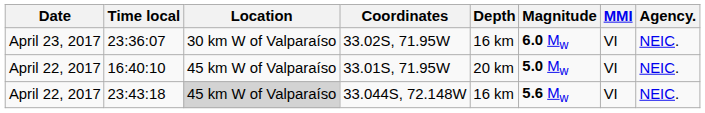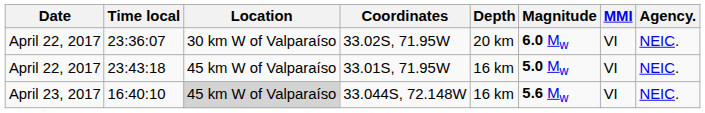(55, 41) April 23, 2017 -> (55, 41) April 22, 2017
(494, 41) 16 km -> (494, 41) 20 km
(137, 67) 16:40:10 -> (137, 67) 23:43:18
(494, 67) 20 km -> (494, 67) 16 km
(55, 94) April 22, 2017 -> (55, 94) April 23, 2017
(137, 94) 23:43:18 -> (137, 94) 16:40:10
